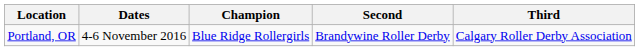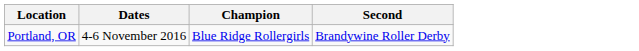- column: (544, 14)
